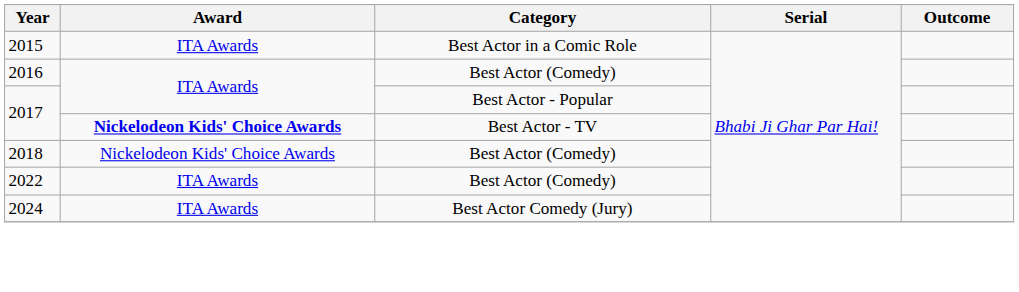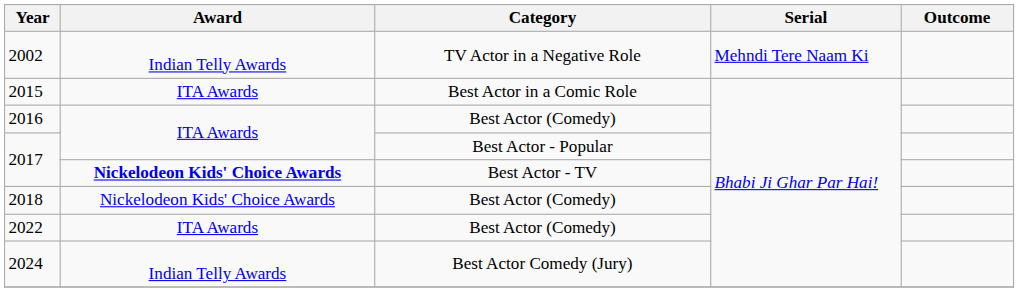+ row: (26, 54)
(217, 208) ITA Awards -> (217, 273) Indian Telly Awards
